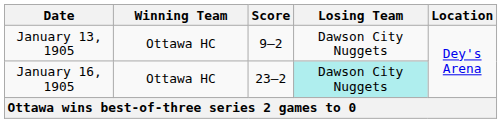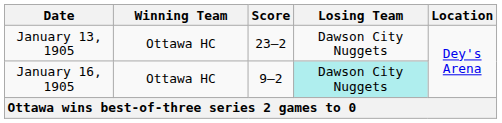(271, 43) 9–2 -> (271, 43) 23–2
(271, 79) 23–2 -> (271, 79) 9–2
